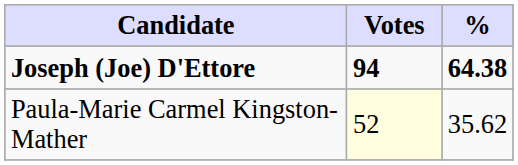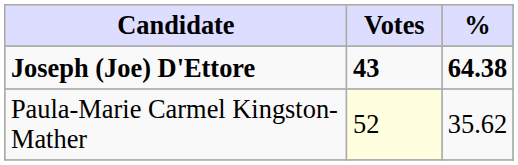(366, 67) 94 -> (366, 67) 43
